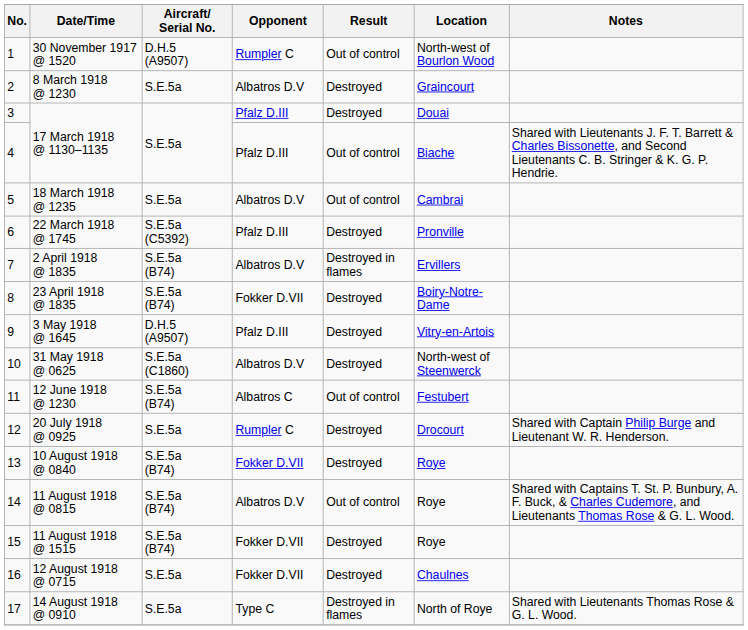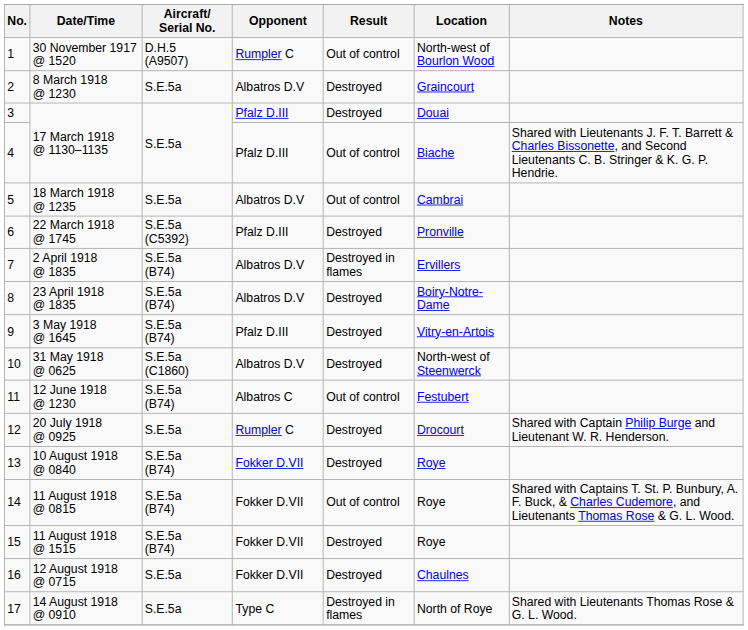(269, 298) Fokker D.VII -> (270, 298) Albatros D.V
(166, 331) D.H.5 (A9507) -> (163, 331) S.E.5a (B74)
(270, 503) Albatros D.V -> (269, 503) Fokker D.VII
